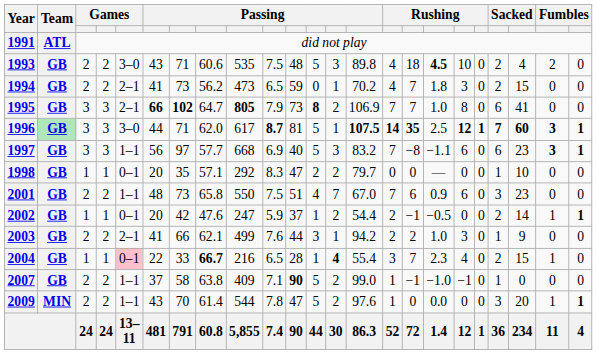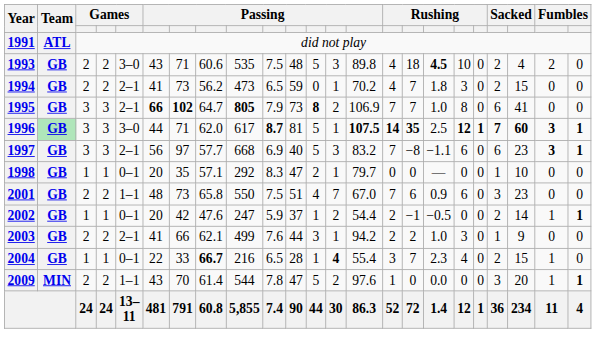(129, 150) 1–1 -> (129, 150) 2–1
(336, 172) 2 -> (336, 172) 1
(129, 258) pink background -> (129, 258) no background
- row: (21, 280)
